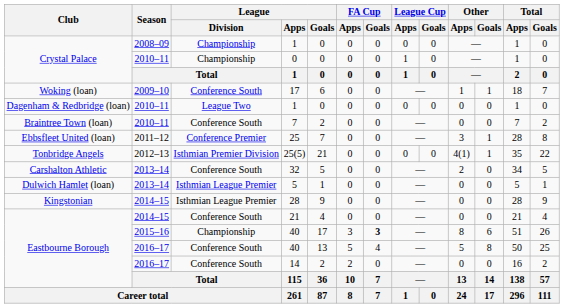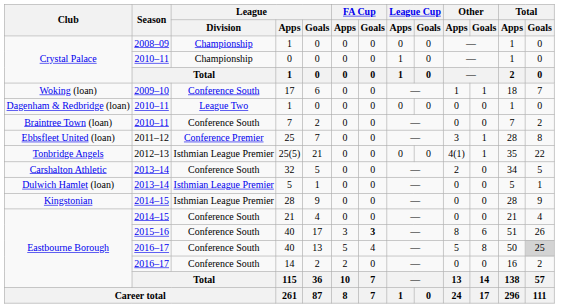(226, 153) Isthmian Premier Division -> (224, 153) Isthmian League Premier
(226, 232) Championship -> (224, 232) Conference South
(545, 248) no background -> (540, 248) lightgrey background
